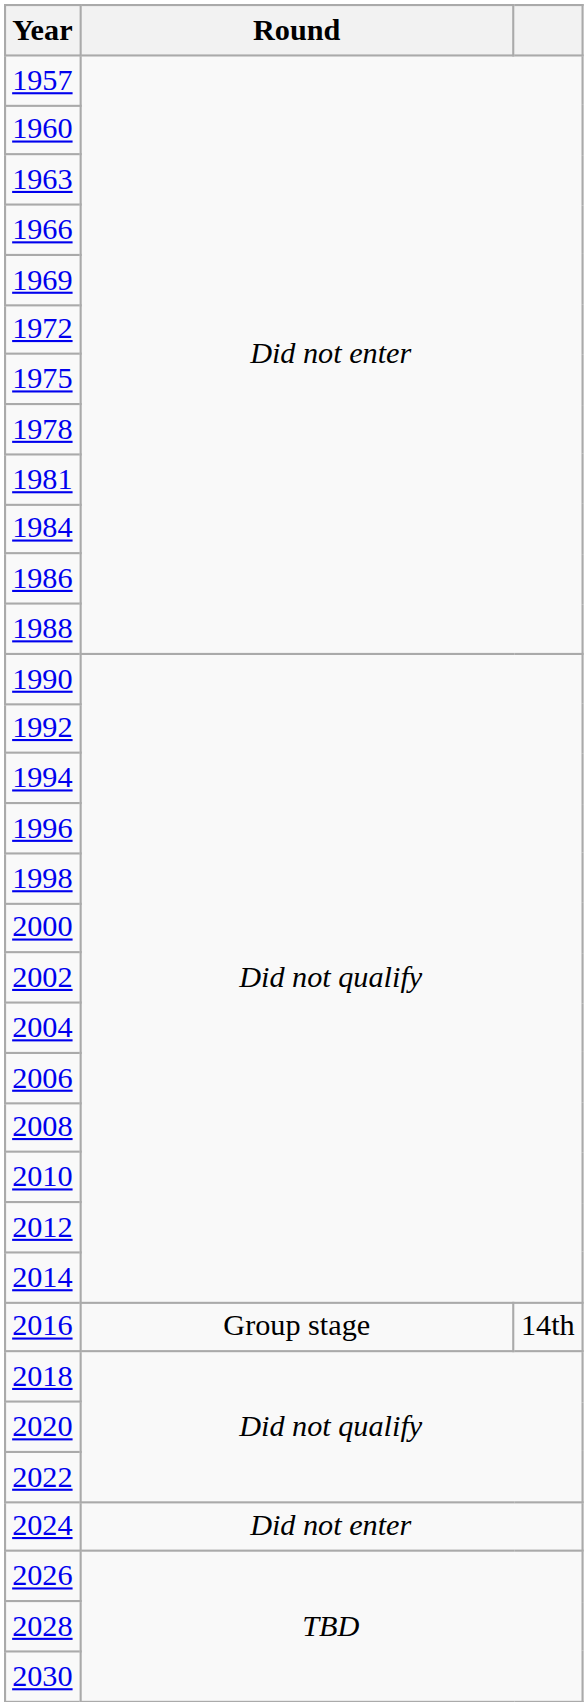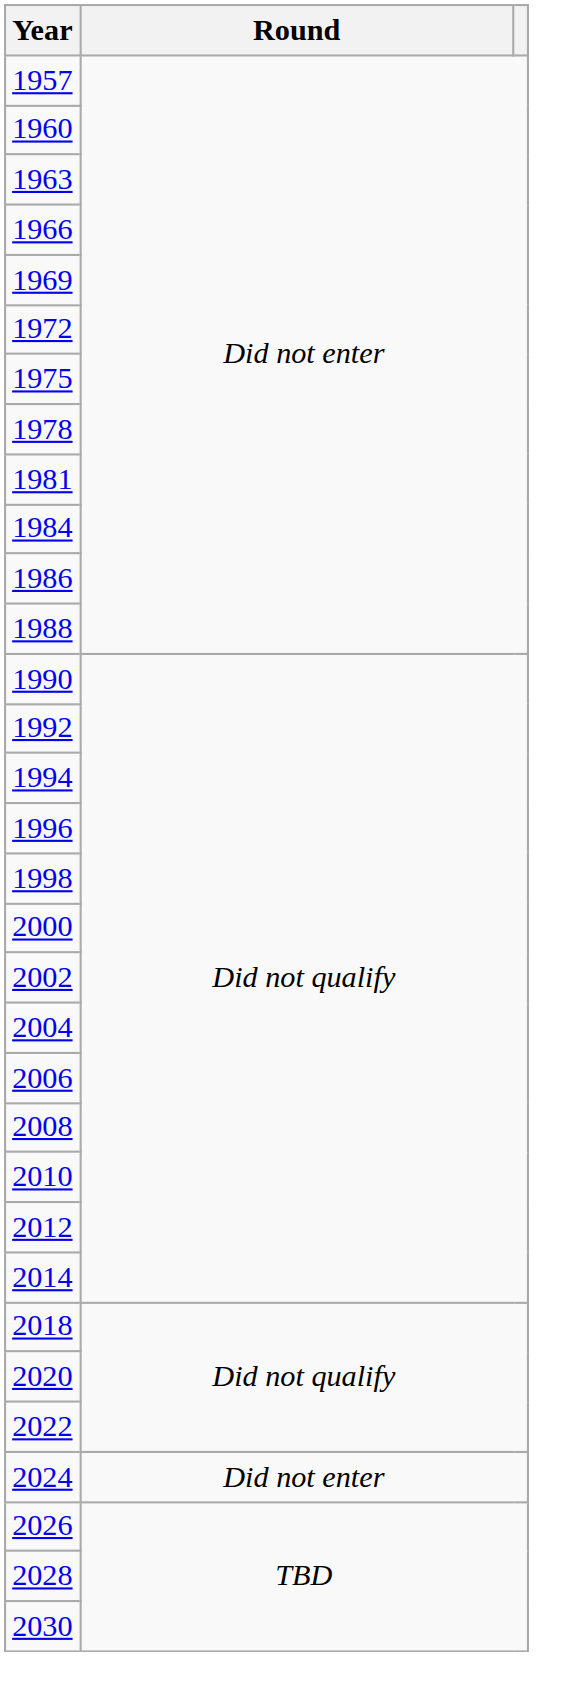- row: (42, 1326)
